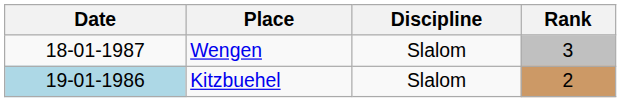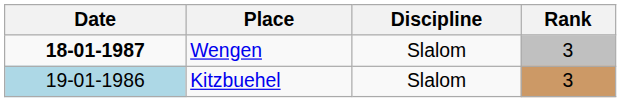(95, 50) normal -> (95, 50) bold
(568, 81) 2 -> (568, 81) 3
